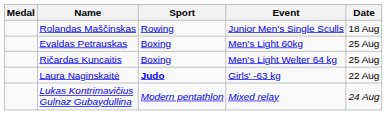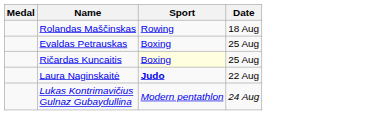- column: (286, 13)
(156, 60) no background -> (156, 60) lightyellow background
